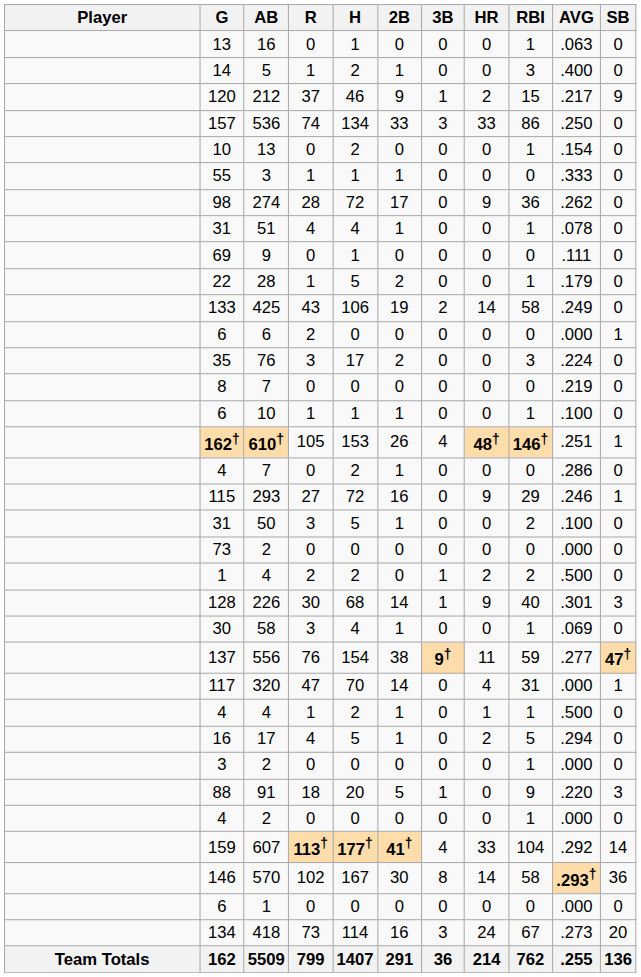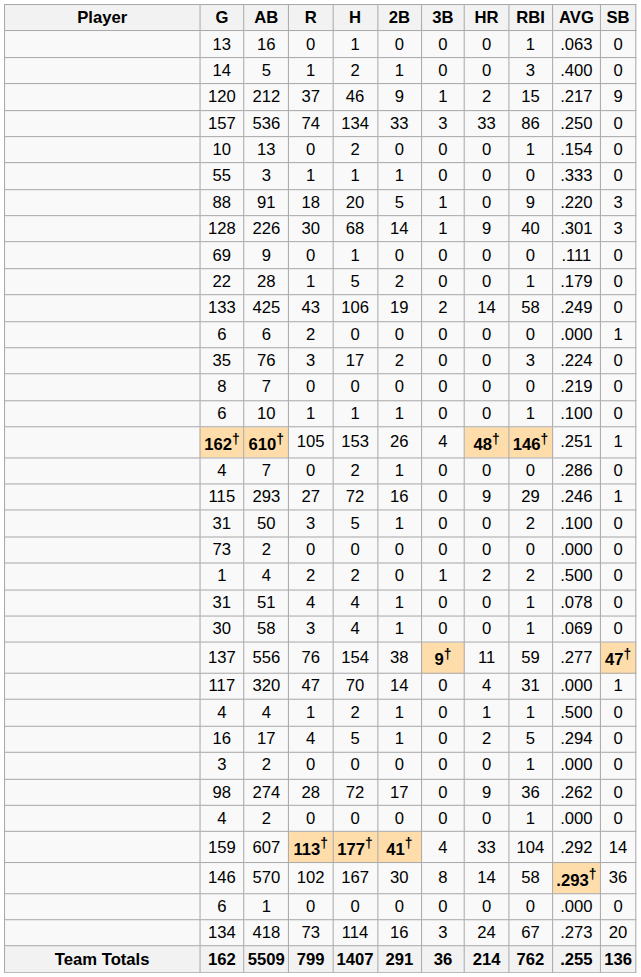rows swapped: (222, 202) <-> (222, 792)
rows swapped: (222, 602) <-> (222, 228)
